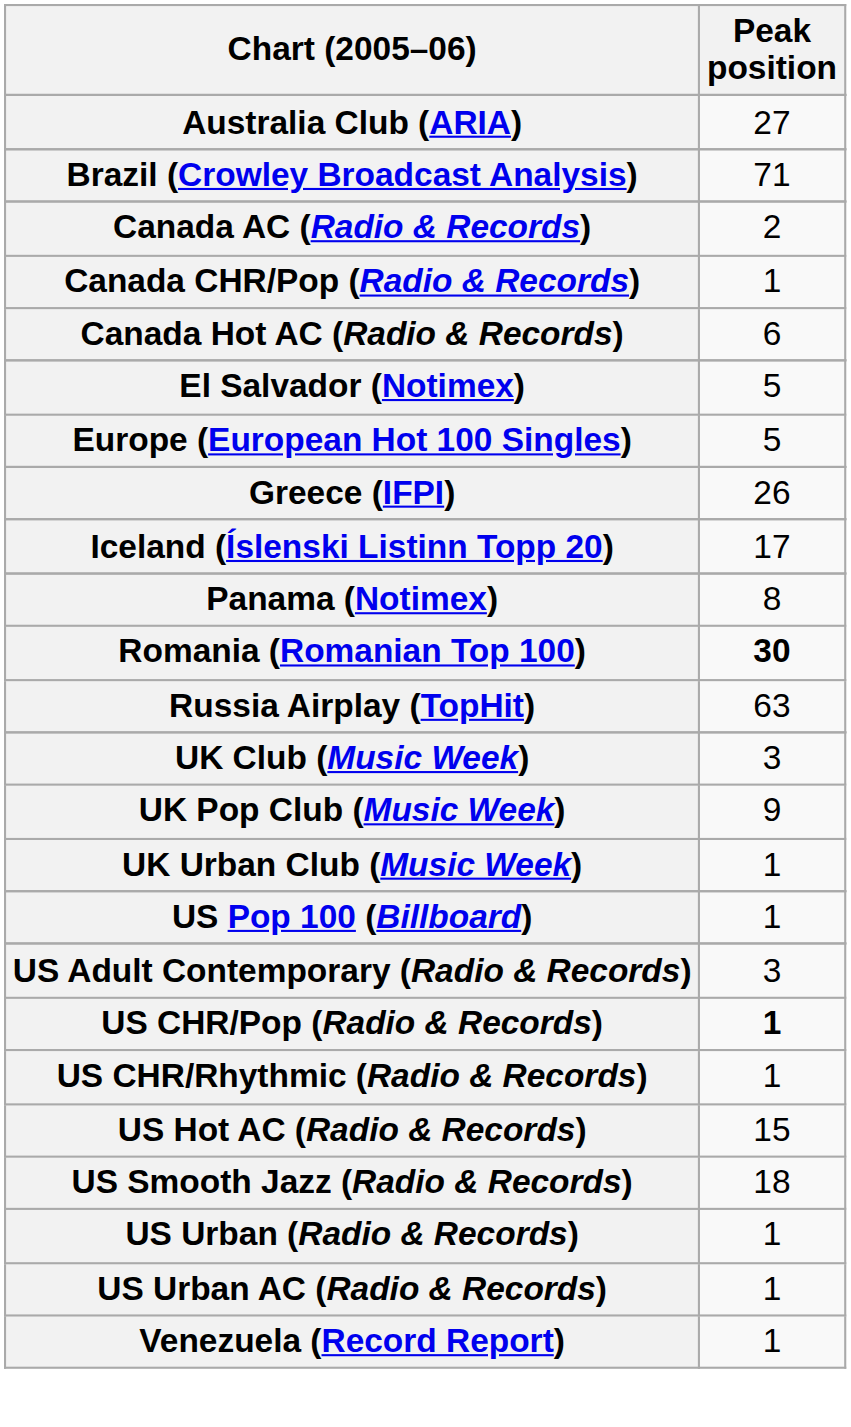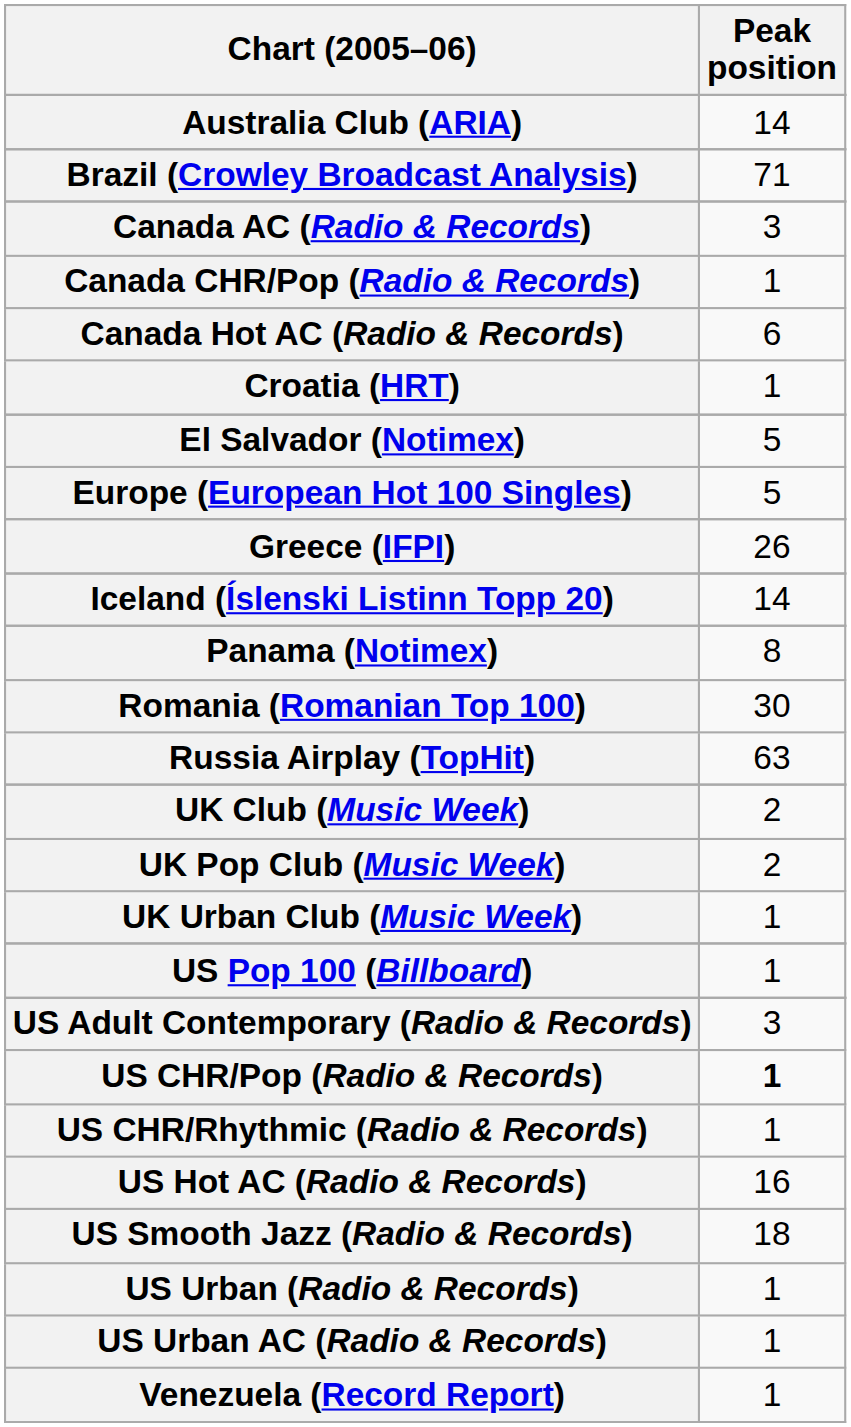(772, 121) 27 -> (772, 121) 14
(772, 227) 2 -> (772, 227) 3
+ row: (352, 386)
(772, 545) 17 -> (772, 598) 14
(772, 652) bold -> (772, 705) normal
(772, 758) 3 -> (772, 811) 2
(772, 811) 9 -> (772, 864) 2
(772, 1129) 15 -> (772, 1182) 16
